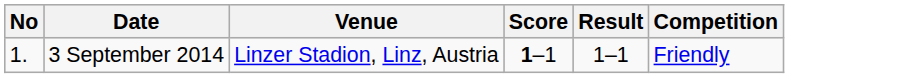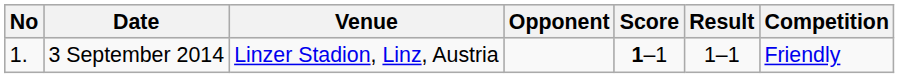+ column: (559, 21)
